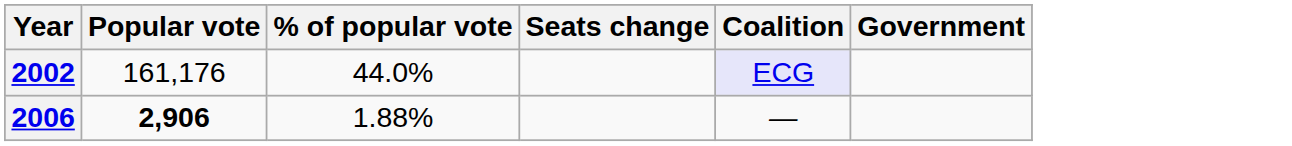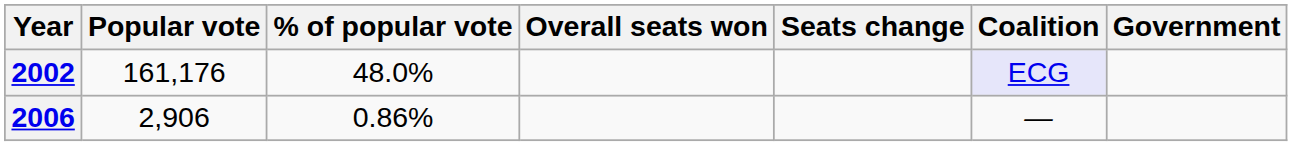+ column: (647, 27)
(393, 72) 44.0% -> (393, 72) 48.0%
(174, 117) bold -> (174, 117) normal
(393, 117) 1.88% -> (393, 117) 0.86%
